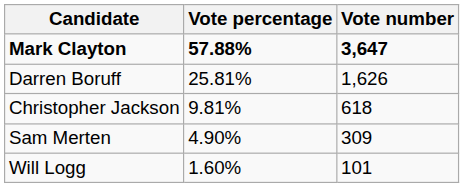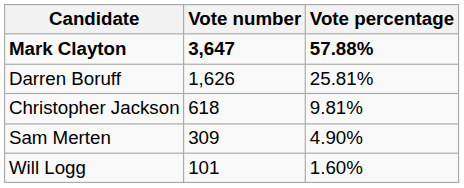columns swapped: (398, 19) <-> (260, 19)
